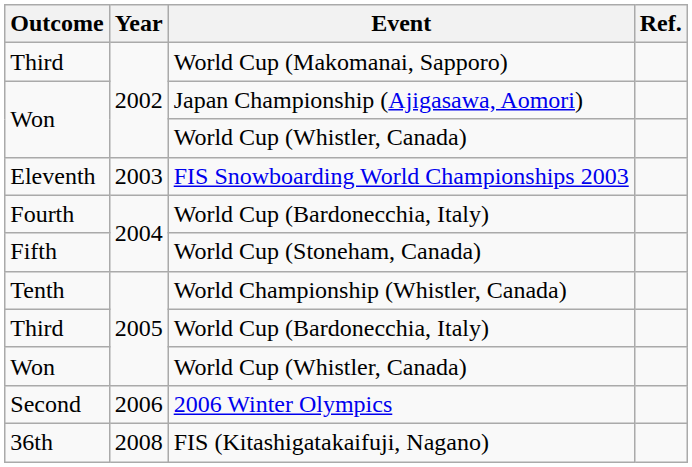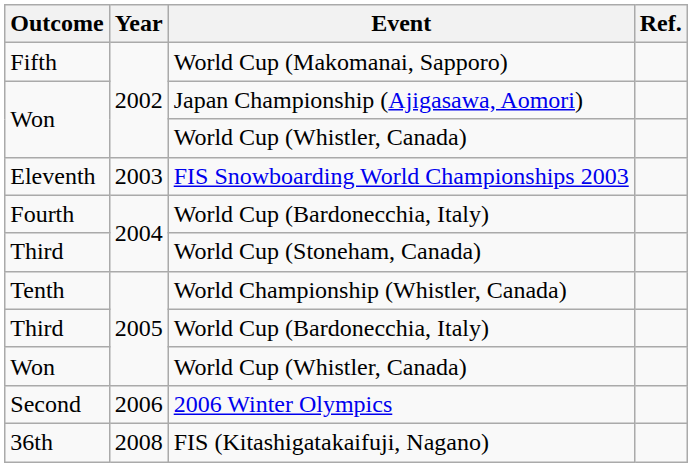(37, 61) Third -> (34, 61) Fifth
(34, 251) Fifth -> (37, 251) Third
